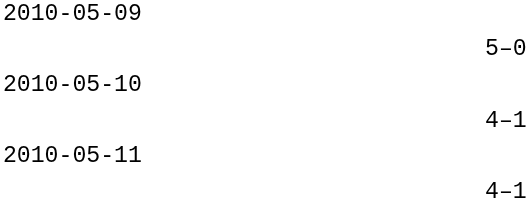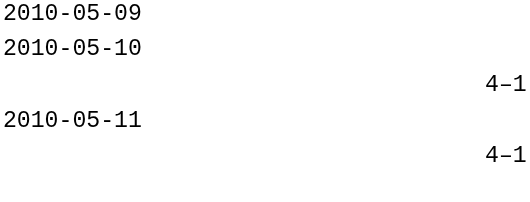- row: (201, 49)
